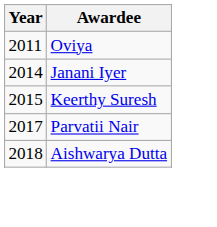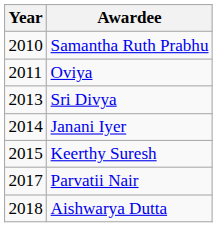+ row: (130, 45)
+ row: (84, 99)
